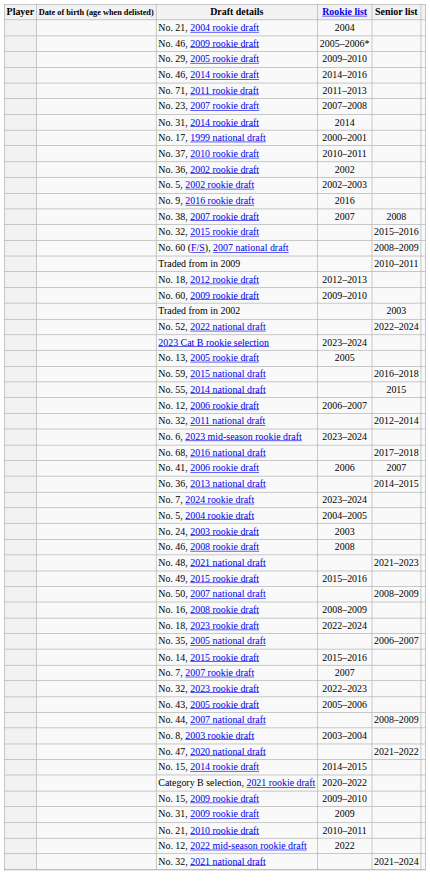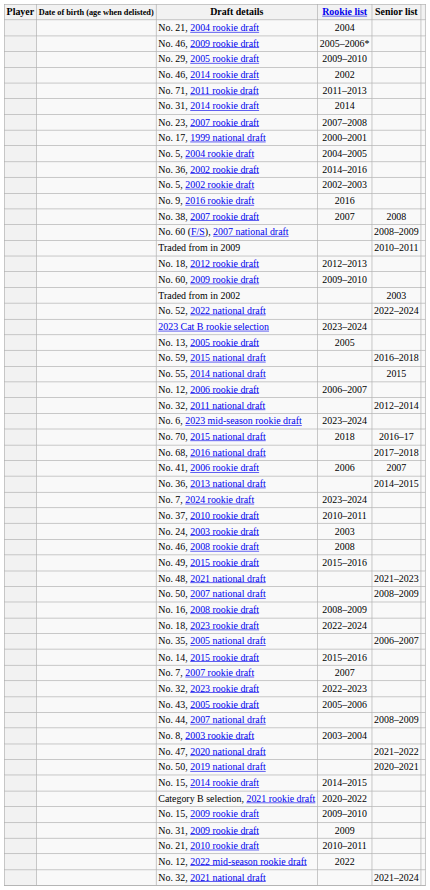(345, 75) 2014–2016 -> (345, 75) 2002
rows swapped: (209, 106) <-> (209, 122)
rows swapped: (206, 515) <-> (209, 153)
(345, 169) 2002 -> (345, 169) 2014–2016
- row: (209, 232)
+ row: (212, 437)
rows swapped: (212, 563) <-> (209, 578)
+ row: (212, 767)
